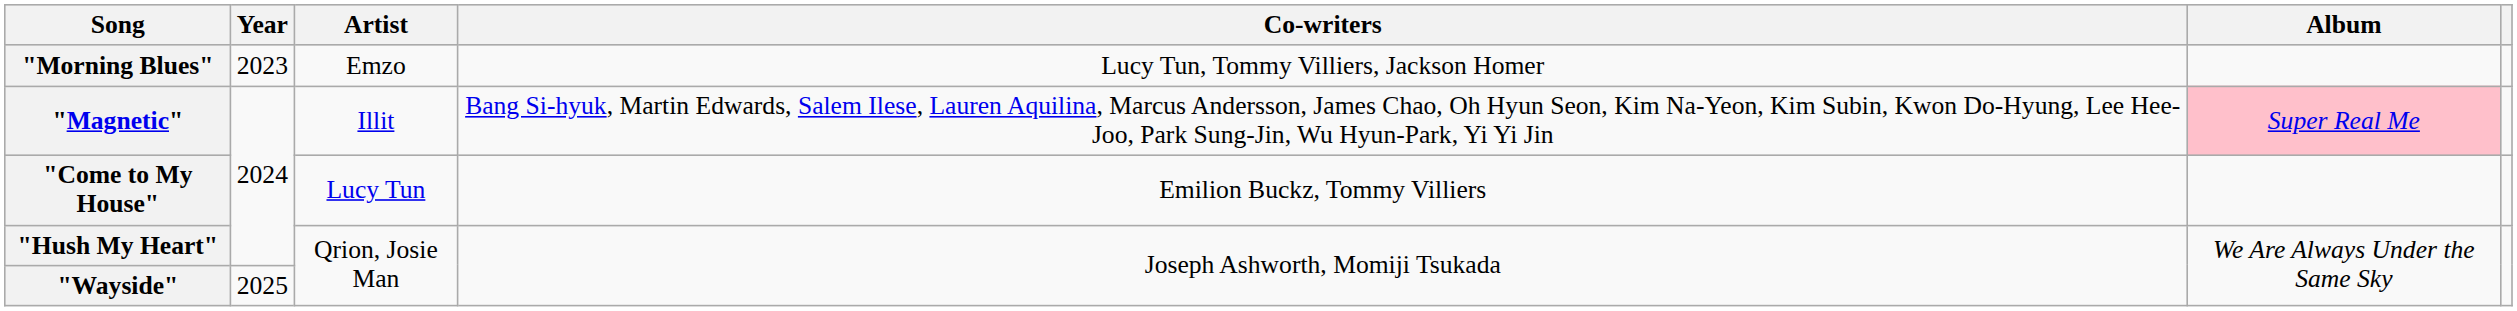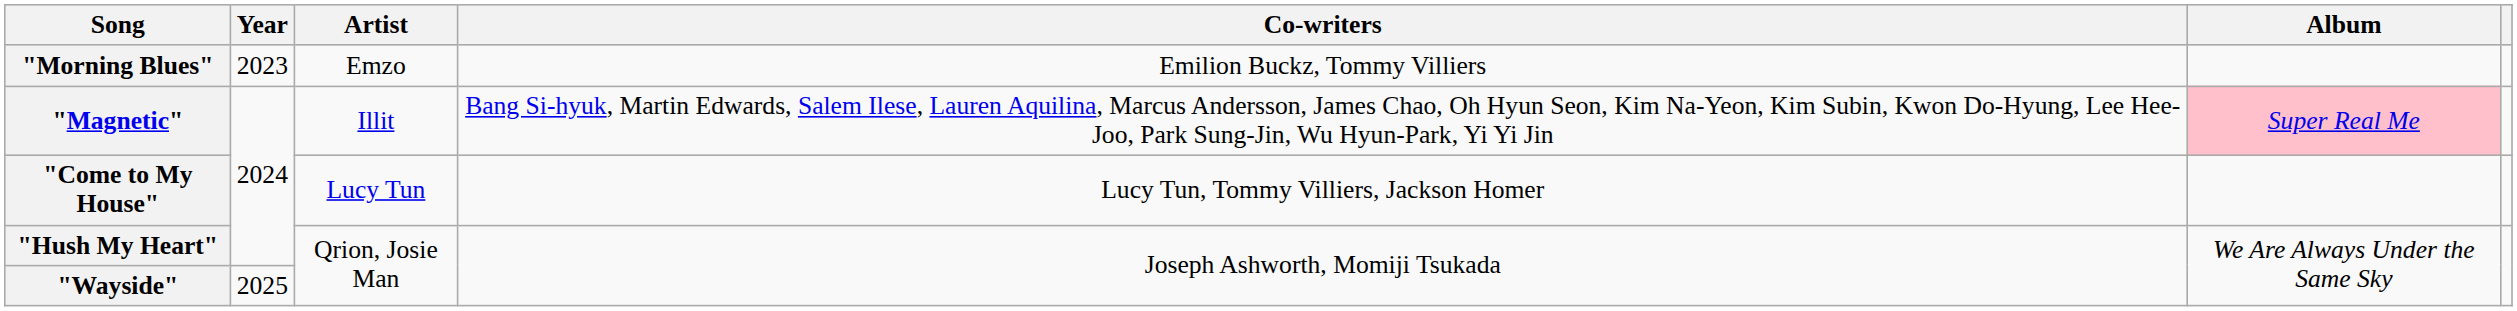(1323, 65) Lucy Tun, Tommy Villiers, Jackson Homer -> (1323, 65) Emilion Buckz, Tommy Villiers
(1323, 189) Emilion Buckz, Tommy Villiers -> (1323, 189) Lucy Tun, Tommy Villiers, Jackson Homer
